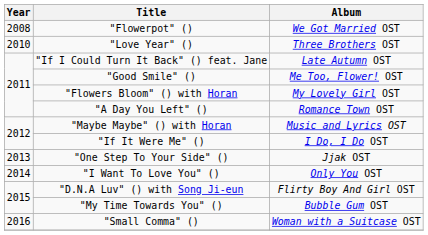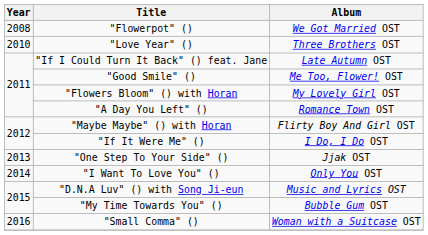(346, 125) Music and Lyrics OST -> (346, 125) Flirty Boy And Girl OST
(346, 190) Flirty Boy And Girl OST -> (346, 190) Music and Lyrics OST
